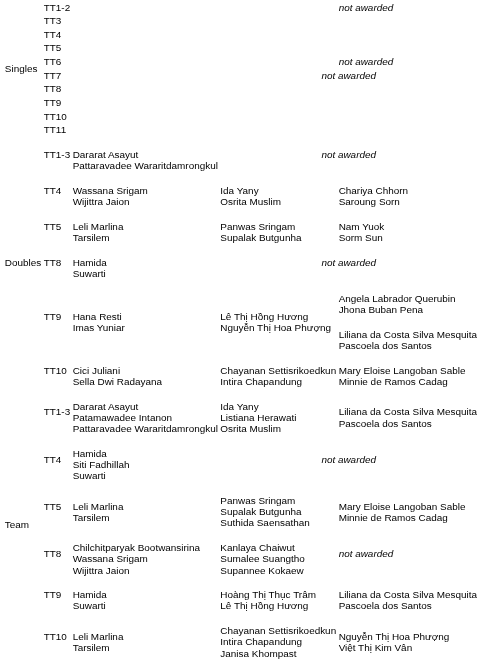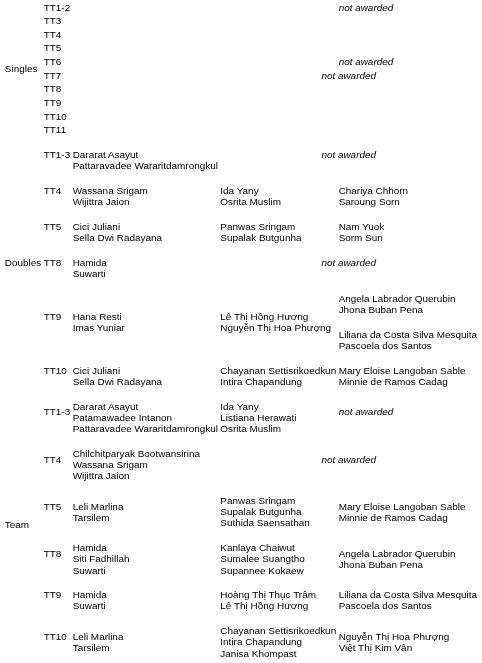(98, 232) Leli Marlina Tarsilem -> (117, 232) Cici Juliani Sella Dwi Radayana
(408, 418) Liliana da Costa Silva Mesquita Pascoela dos Santos -> (366, 412) not awarded
(101, 465) Hamida Siti Fadhillah Suwarti -> (136, 465) Chilchitparyak Bootwansirina Wassana Srigam Wijittra Jaion
(136, 559) Chilchitparyak Bootwansirina Wassana Srigam Wijittra Jaion -> (101, 559) Hamida Siti Fadhillah Suwarti
(366, 553) not awarded -> (397, 559) Angela Labrador Querubin Jhona Buban Pena
